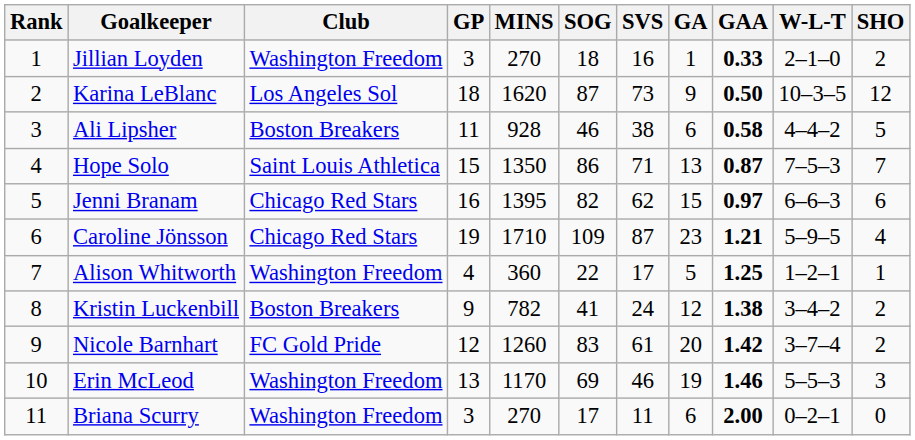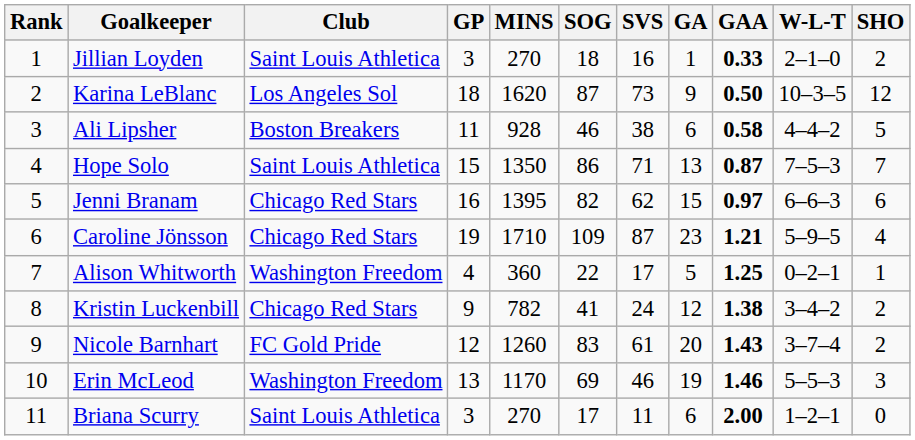(346, 58) Washington Freedom -> (345, 58) Saint Louis Athletica
(812, 272) 1–2–1 -> (812, 272) 0–2–1
(324, 308) Boston Breakers -> (333, 308) Chicago Red Stars
(743, 344) 1.42 -> (743, 344) 1.43
(346, 415) Washington Freedom -> (345, 415) Saint Louis Athletica
(812, 415) 0–2–1 -> (812, 415) 1–2–1
